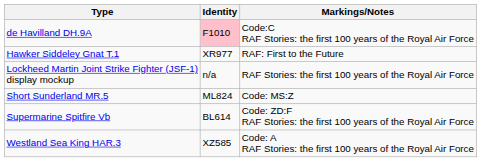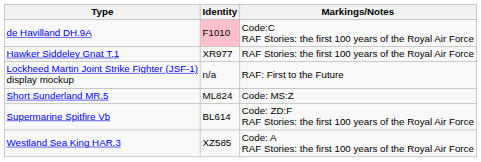(293, 54) RAF: First to the Future -> (358, 54) RAF Stories: the first 100 years of the Royal Air Force
(358, 75) RAF Stories: the first 100 years of the Royal Air Force -> (293, 75) RAF: First to the Future
